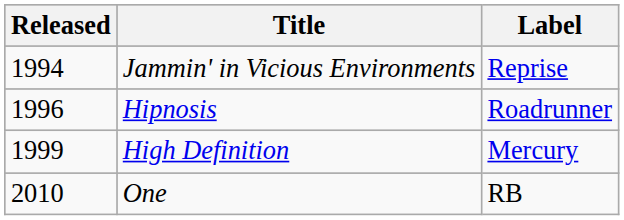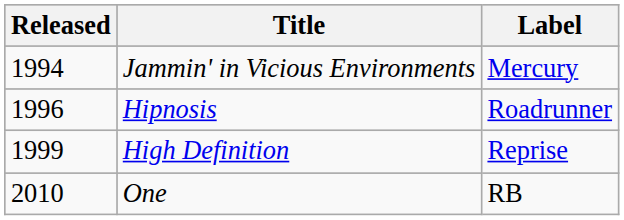(528, 67) Reprise -> (533, 67) Mercury
(533, 151) Mercury -> (528, 151) Reprise
